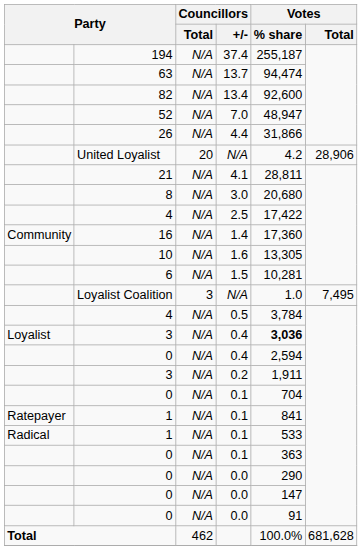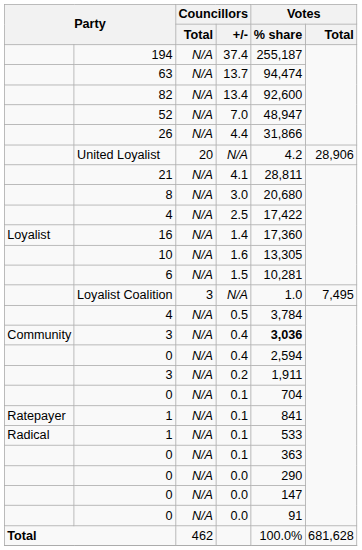(39, 235) Community -> (29, 235) Loyalist
(29, 335) Loyalist -> (39, 335) Community
